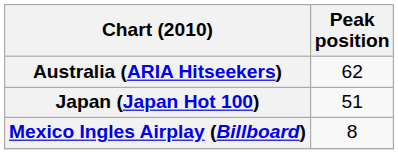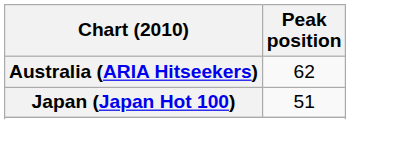- row: (158, 132)
